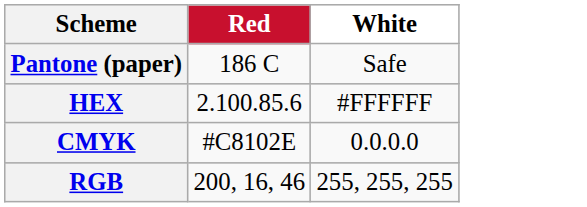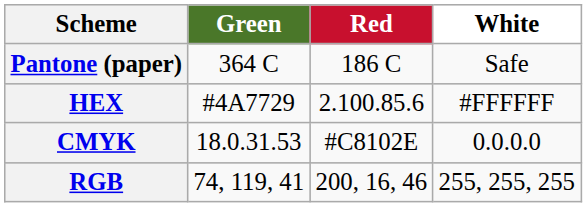+ column: (249, 24)
